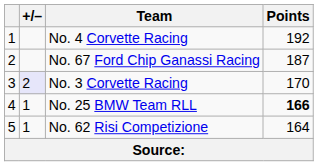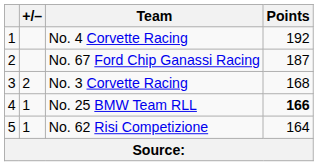(26, 83) lavender background -> (26, 83) no background
(298, 83) 170 -> (298, 83) 168
